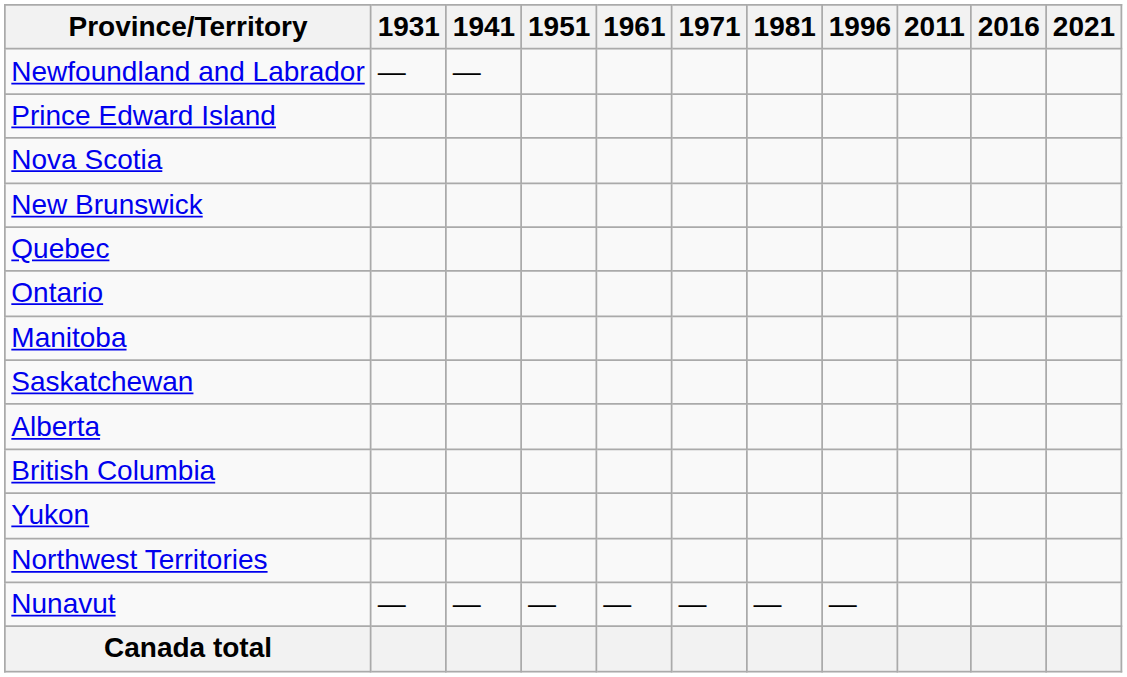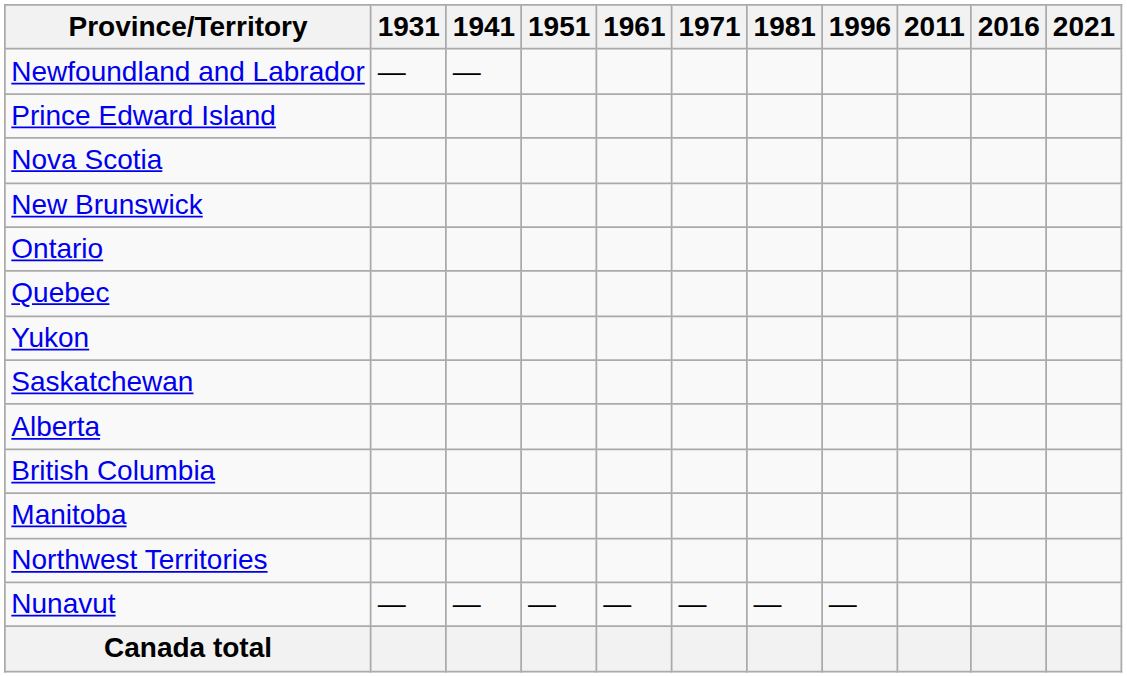rows swapped: (60, 248) <-> (57, 293)
rows swapped: (69, 337) <-> (50, 515)
